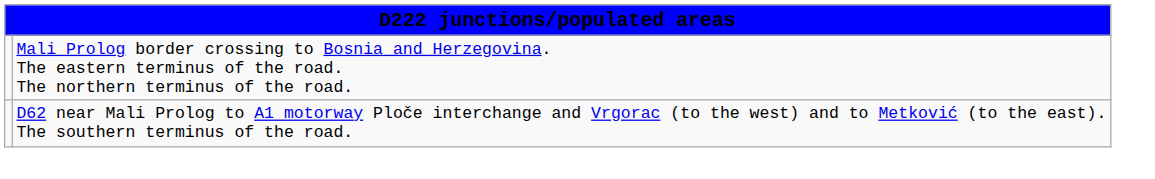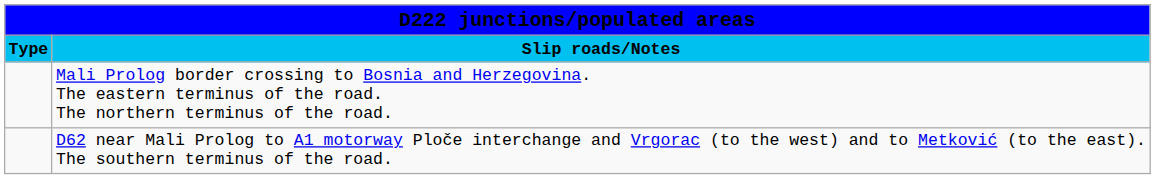+ row: (601, 49)
